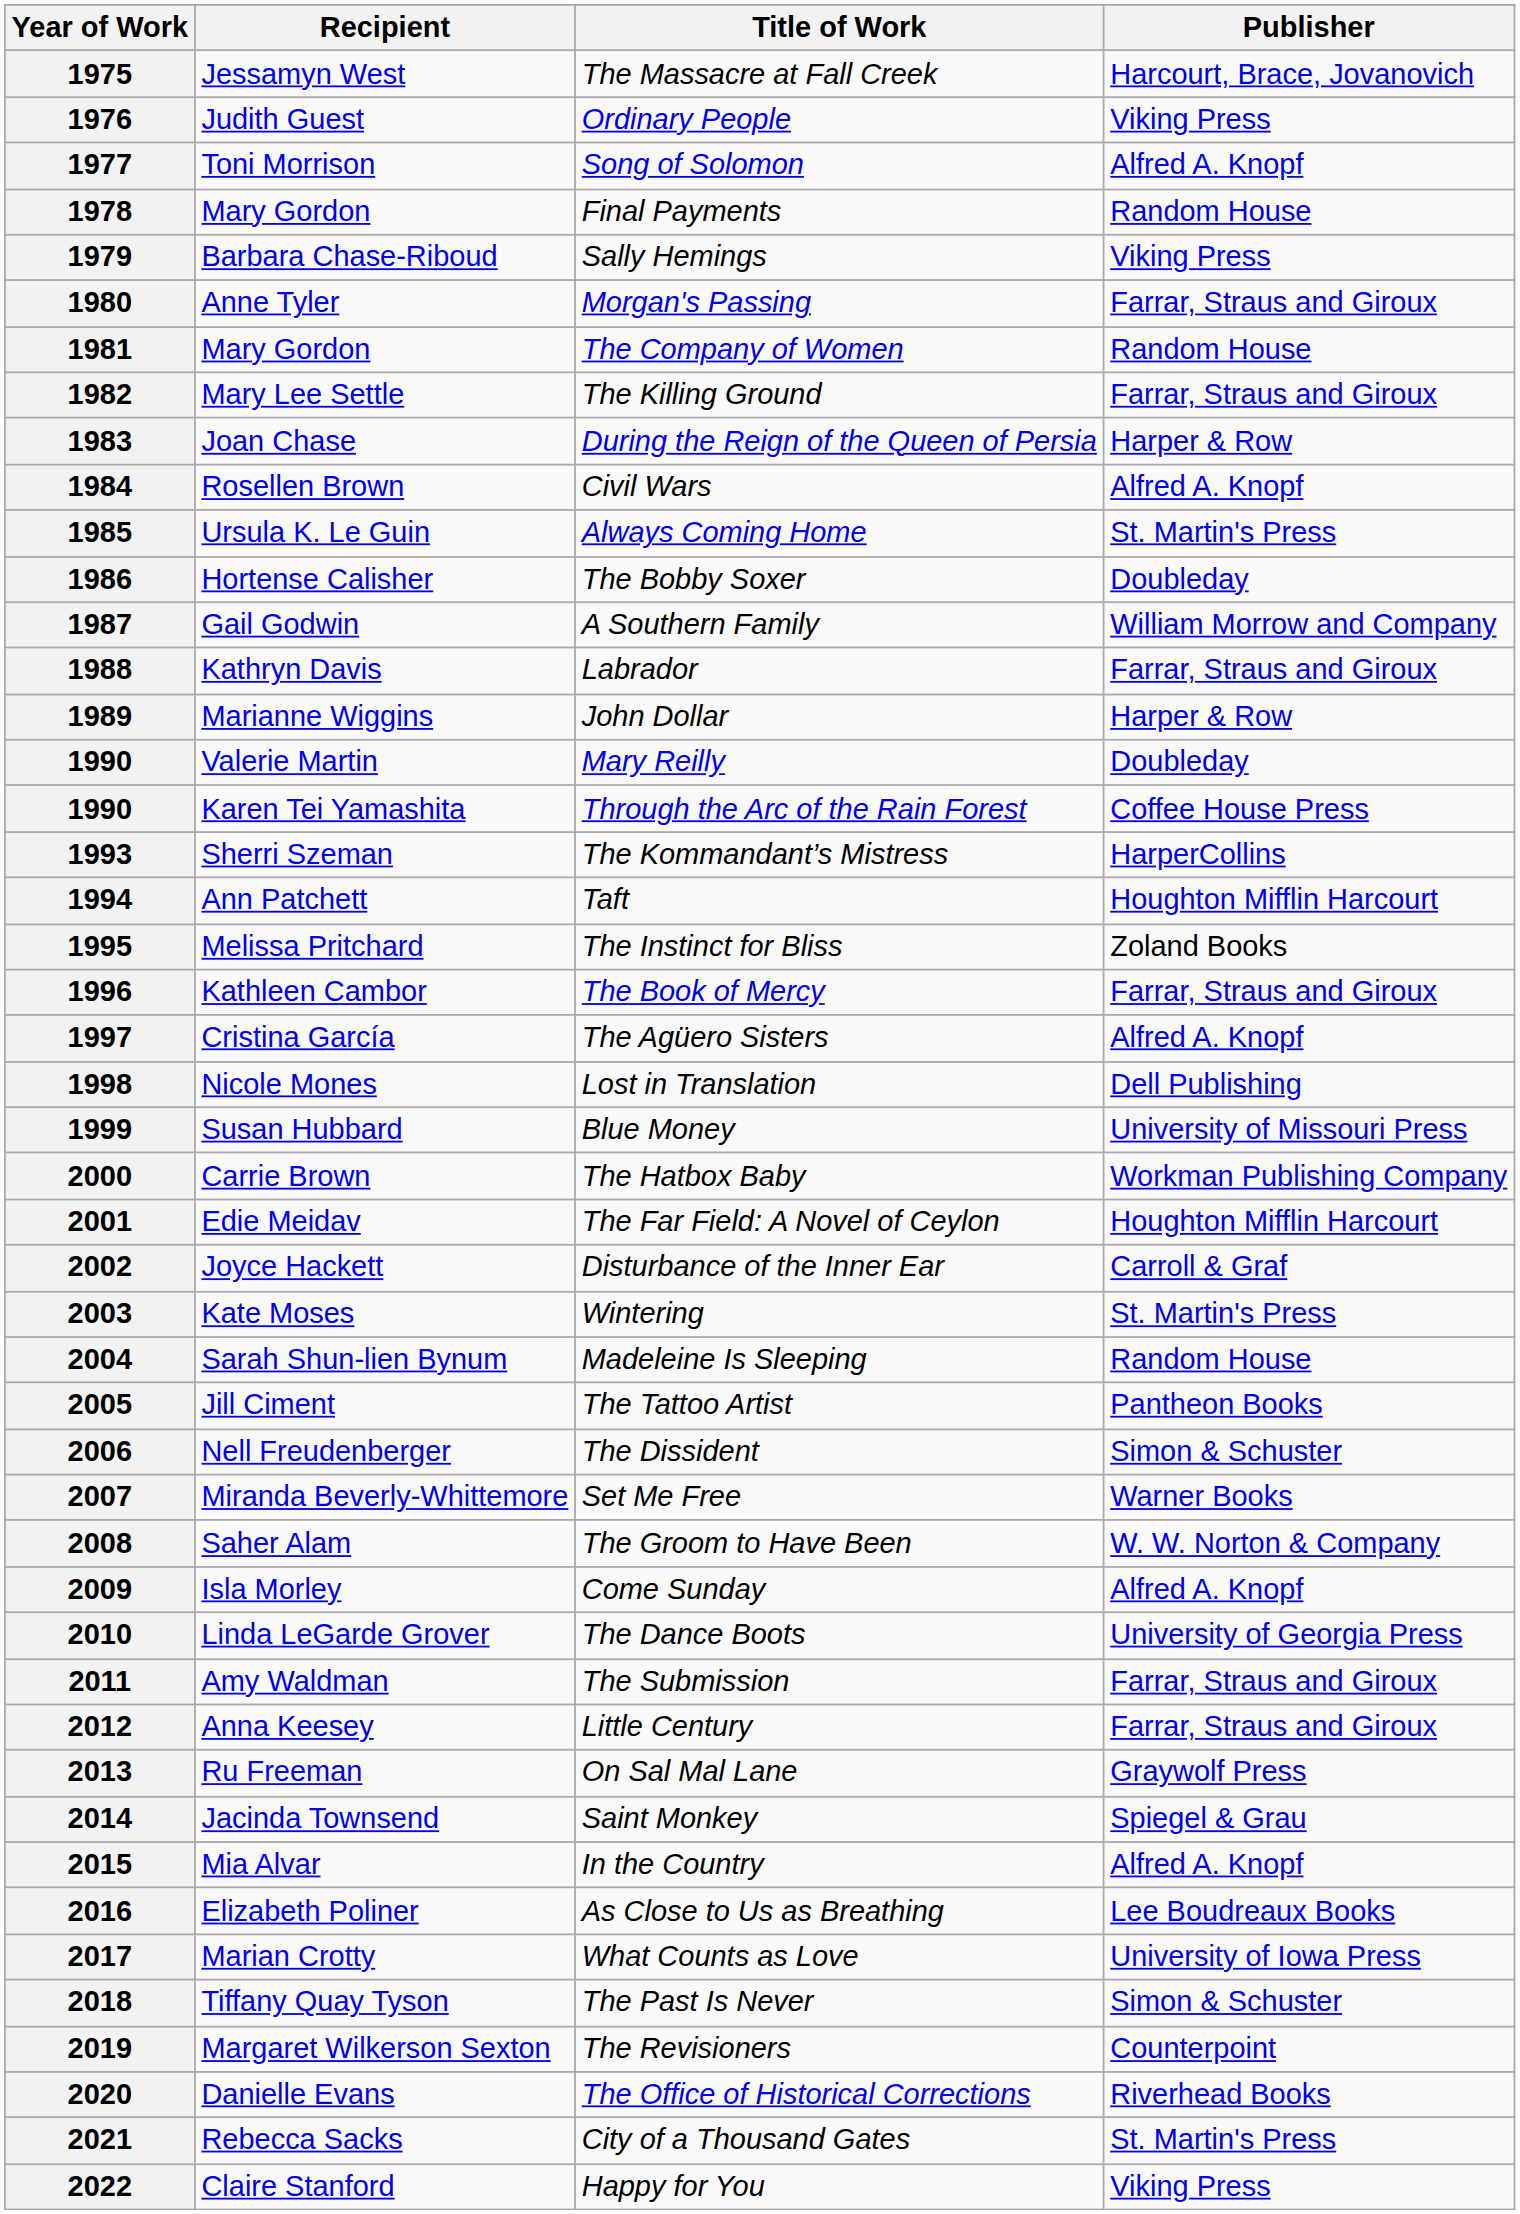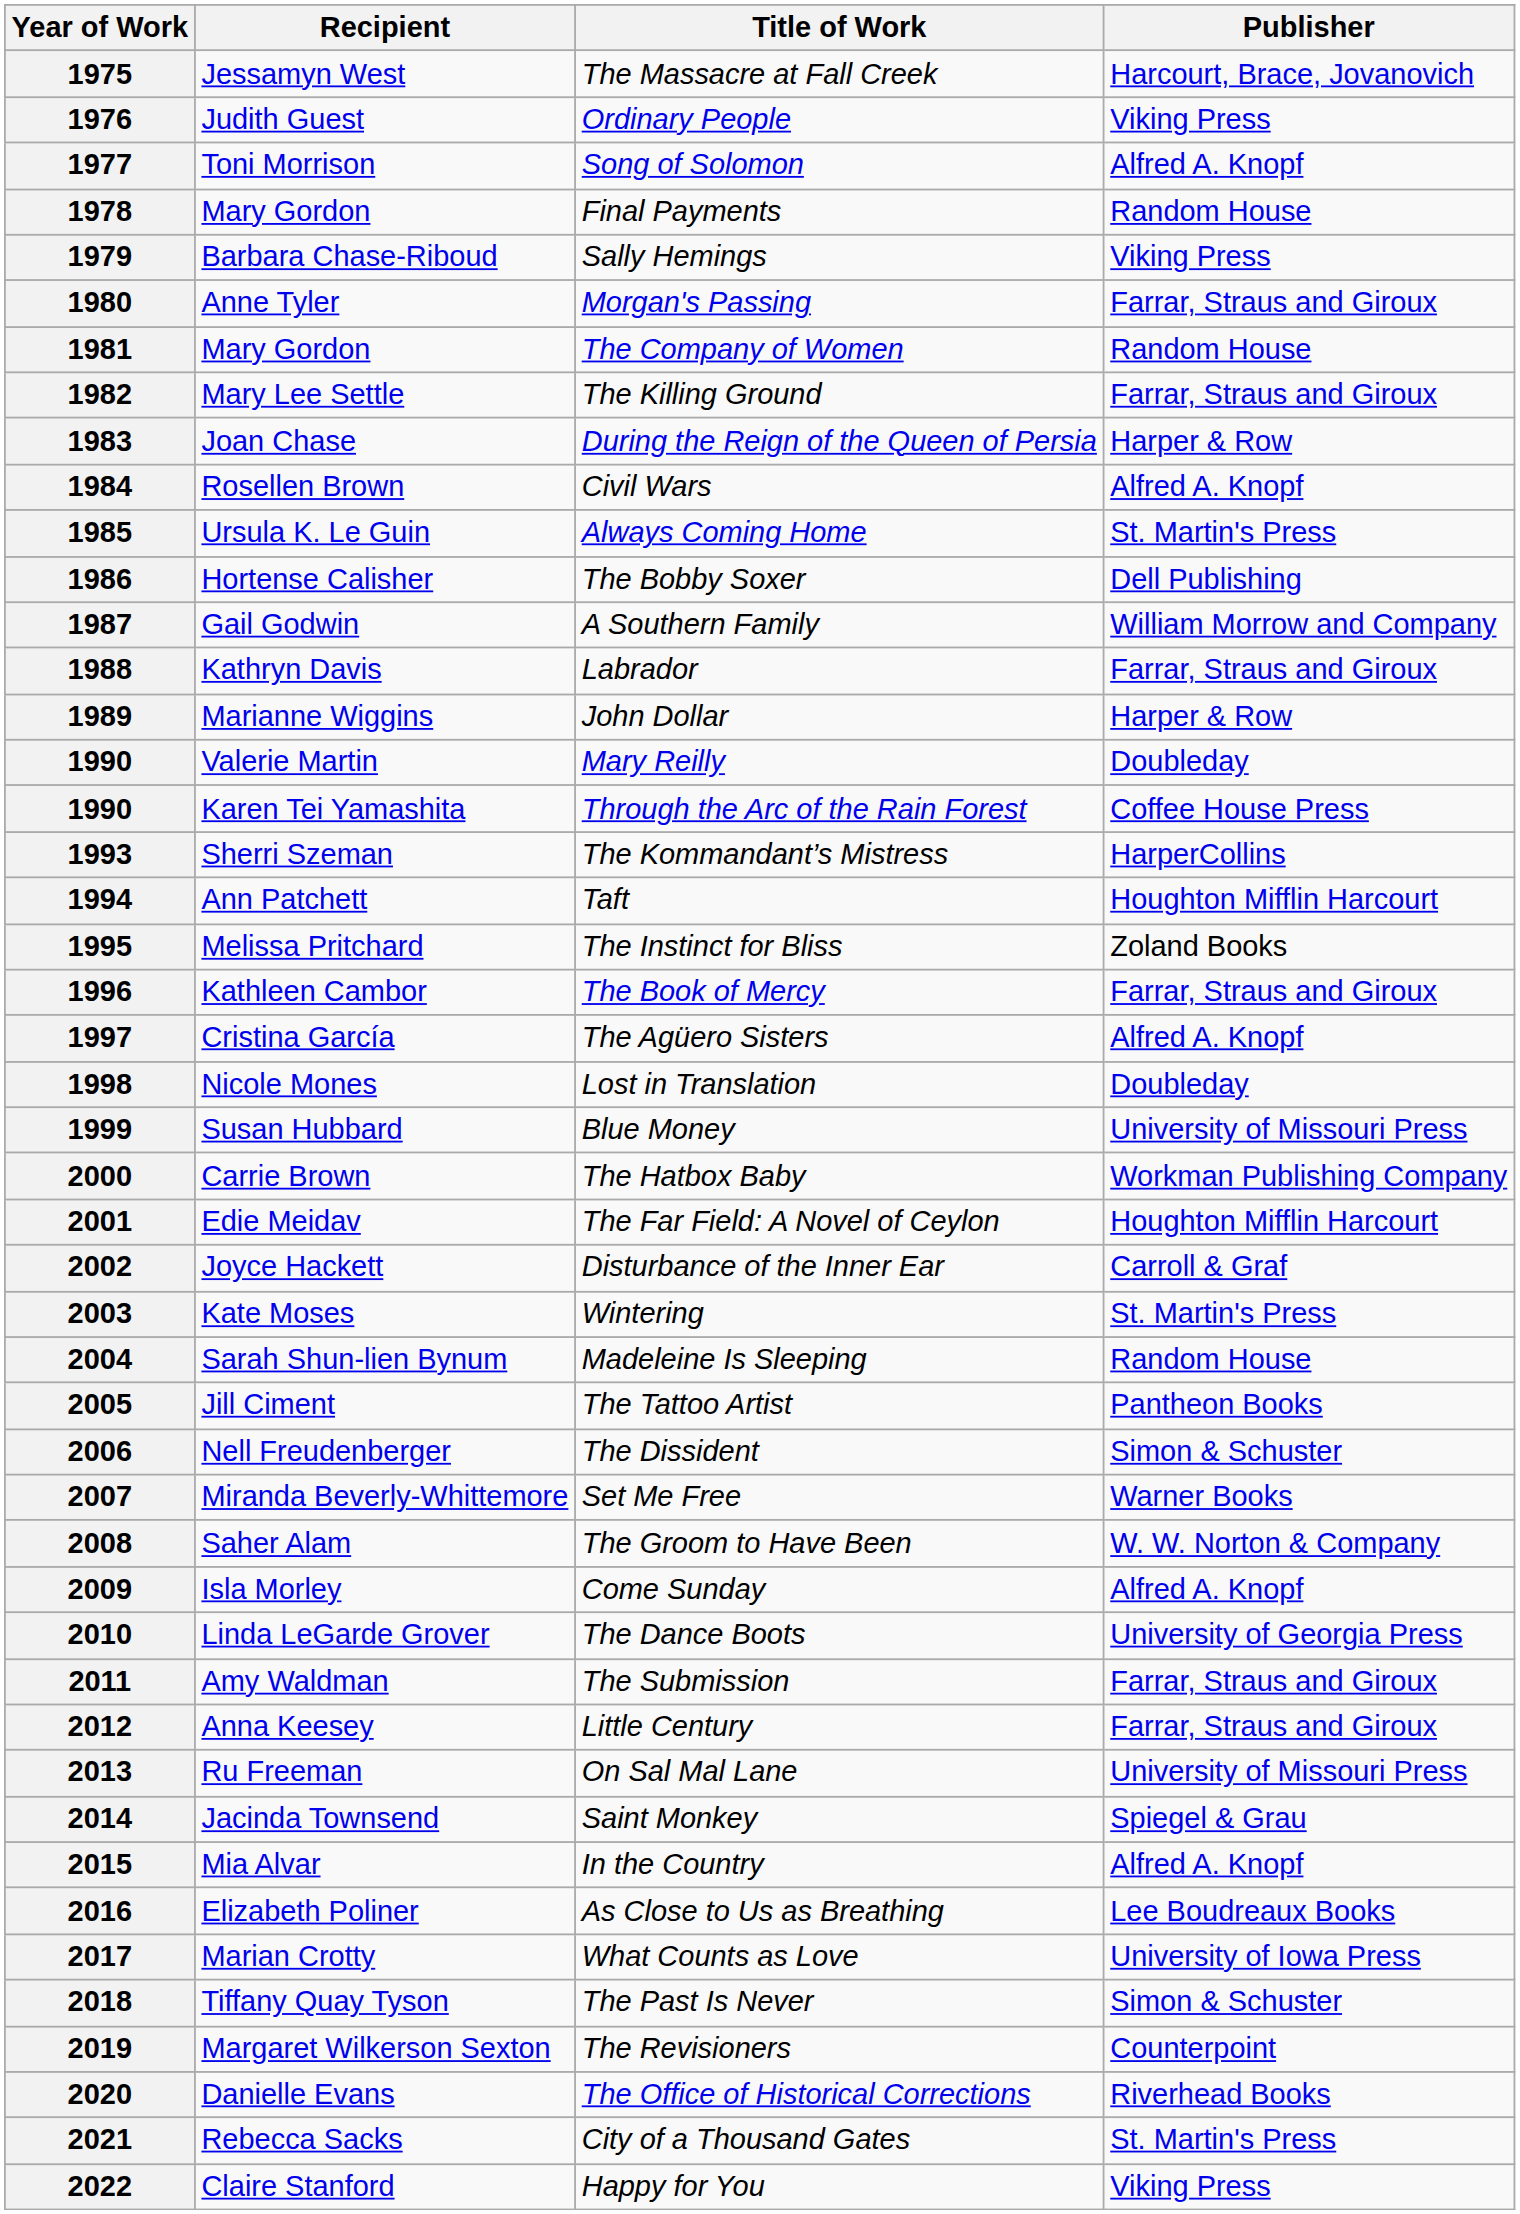(1179, 578) Doubleday -> (1206, 578) Dell Publishing
(1206, 1083) Dell Publishing -> (1179, 1083) Doubleday
(1208, 1772) Graywolf Press -> (1289, 1772) University of Missouri Press
